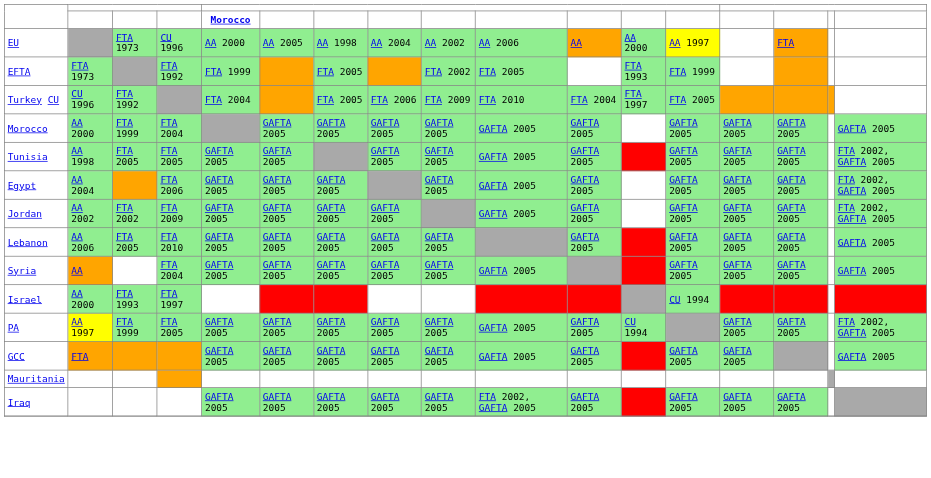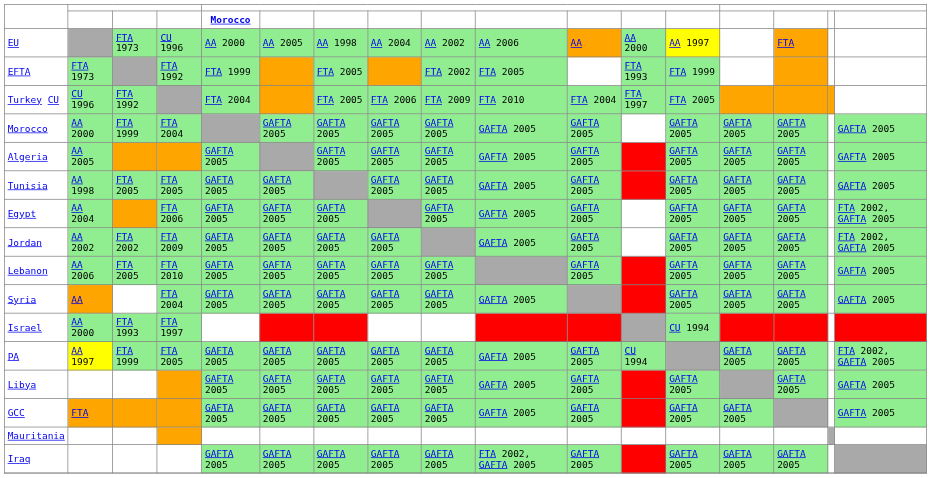+ row: (28, 157)
(866, 157) FTA 2002, GAFTA 2005 -> (866, 185) GAFTA 2005
+ row: (22, 384)
